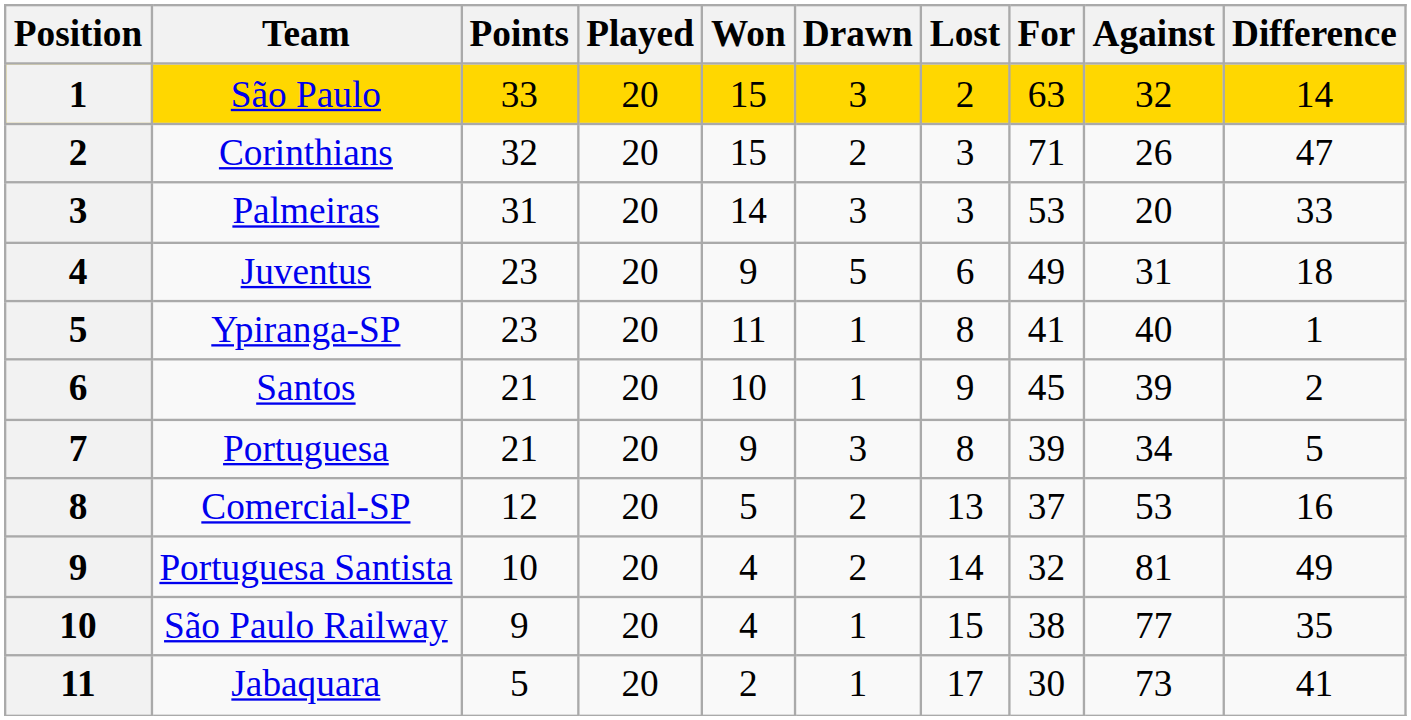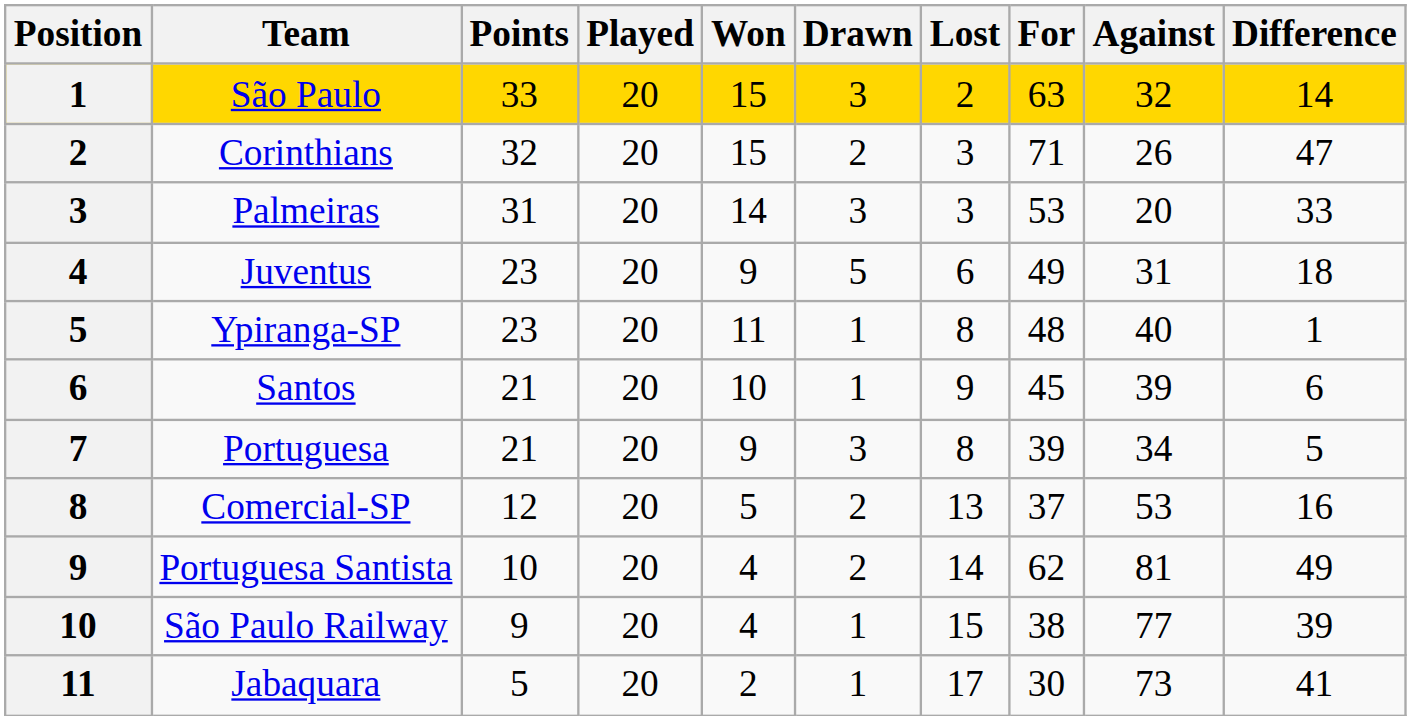(1046, 329) 41 -> (1046, 329) 48
(1314, 388) 2 -> (1314, 388) 6
(1046, 566) 32 -> (1046, 566) 62
(1314, 625) 35 -> (1314, 625) 39
